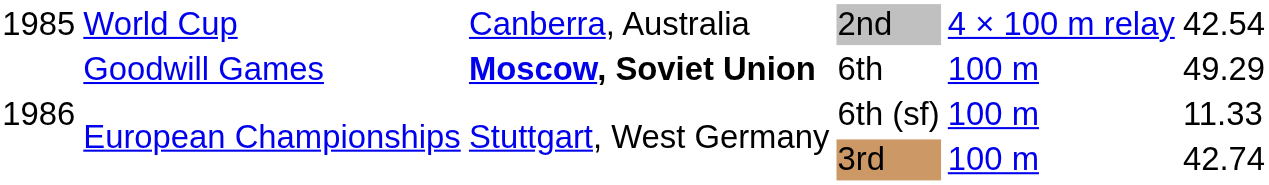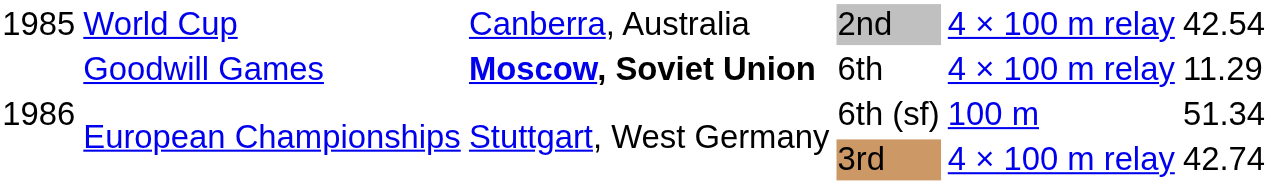(993, 69) 100 m -> (1061, 69) 4 × 100 m relay
(1224, 69) 49.29 -> (1223, 69) 11.29
(1223, 114) 11.33 -> (1224, 114) 51.34
(993, 159) 100 m -> (1061, 159) 4 × 100 m relay
